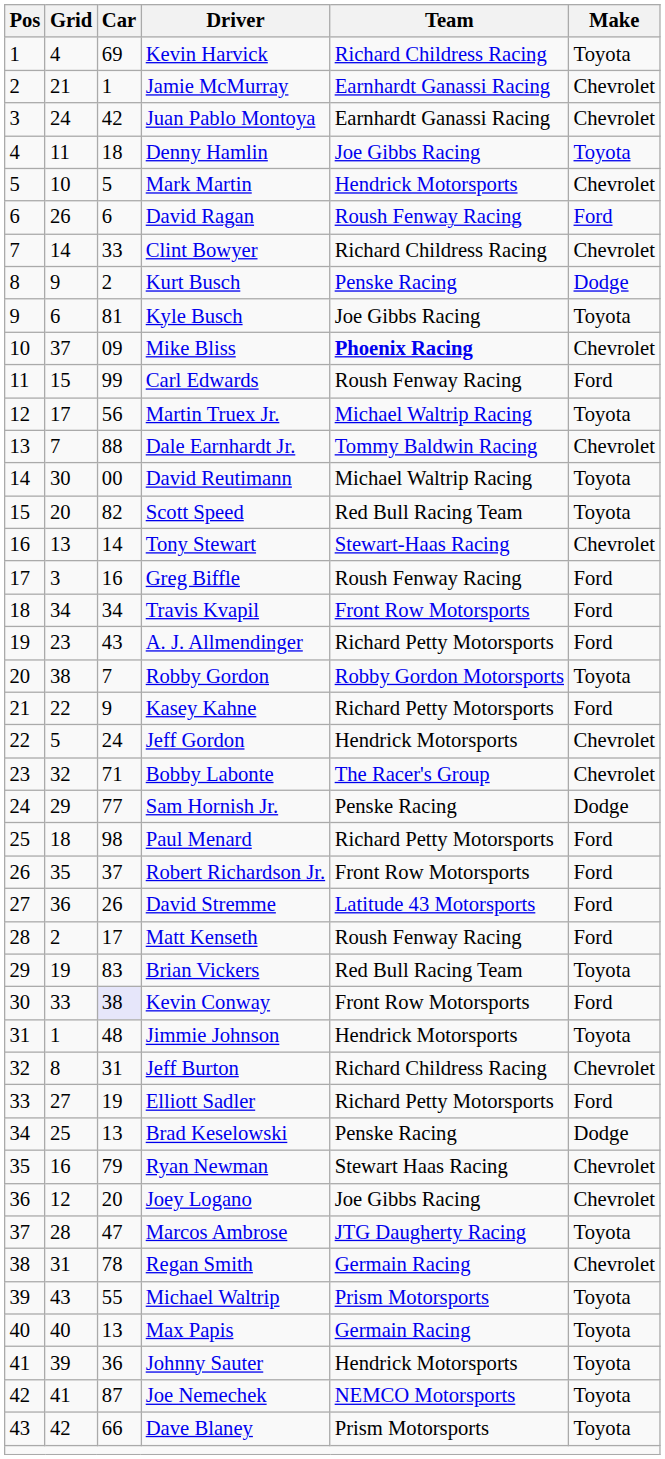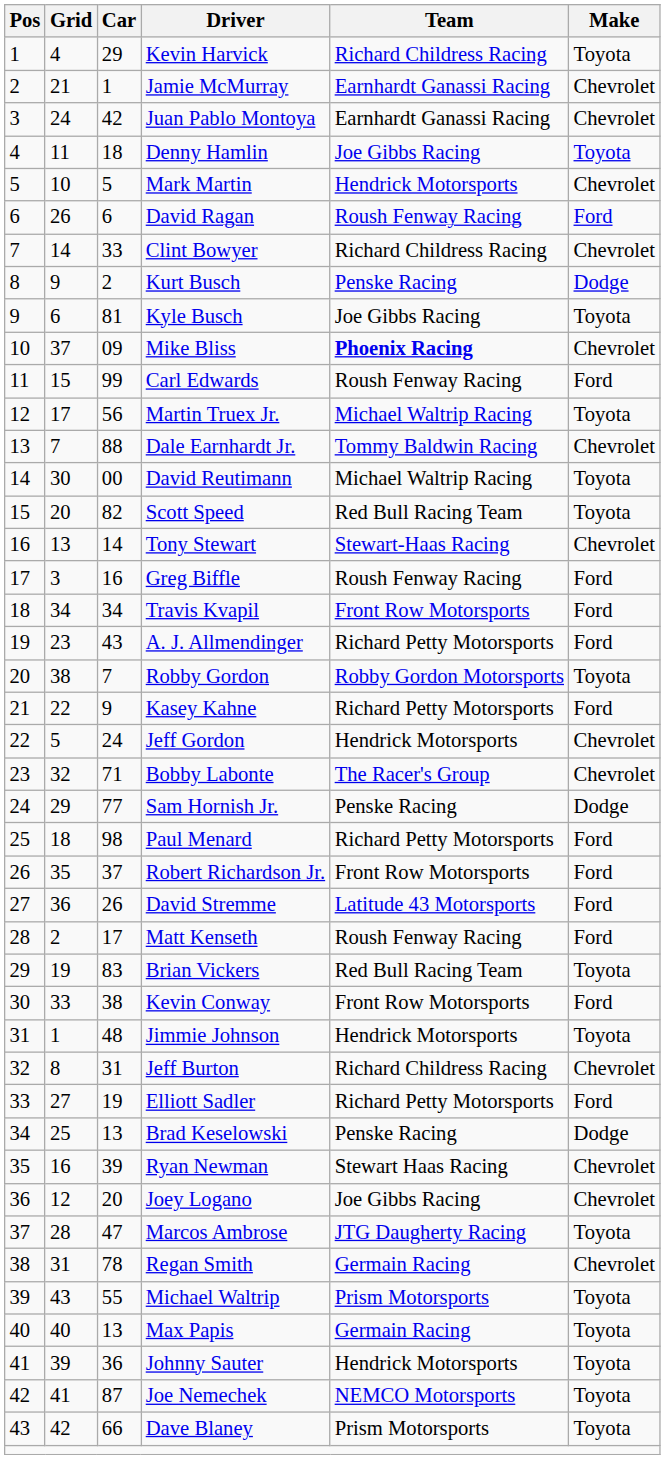(112, 53) 69 -> (112, 53) 29
(112, 1002) lavender background -> (112, 1002) no background
(112, 1166) 79 -> (112, 1166) 39
